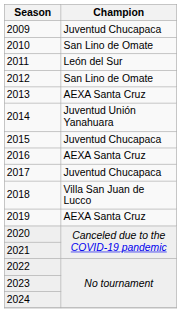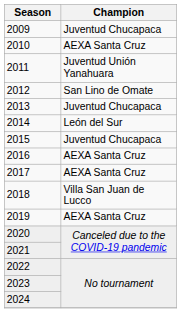(108, 45) San Lino de Omate -> (105, 45) AEXA Santa Cruz
(93, 62) León del Sur -> (100, 68) Juventud Unión Yanahuara
(105, 95) AEXA Santa Cruz -> (112, 106) Juventud Chucapaca
(100, 117) Juventud Unión Yanahuara -> (93, 123) León del Sur
(112, 172) Juventud Chucapaca -> (105, 172) AEXA Santa Cruz
